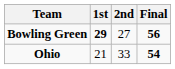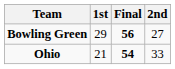columns swapped: (124, 14) <-> (154, 14)
(101, 34) bold -> (101, 34) normal
